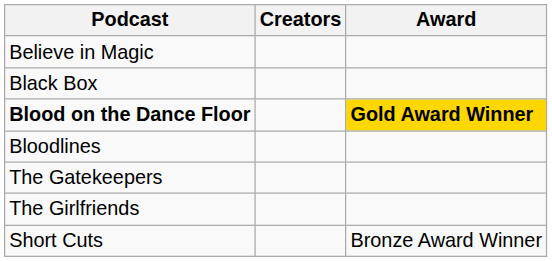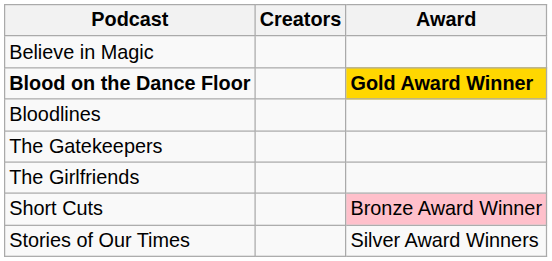- row: (53, 83)
(446, 240) no background -> (446, 209) pink background
+ row: (100, 240)
